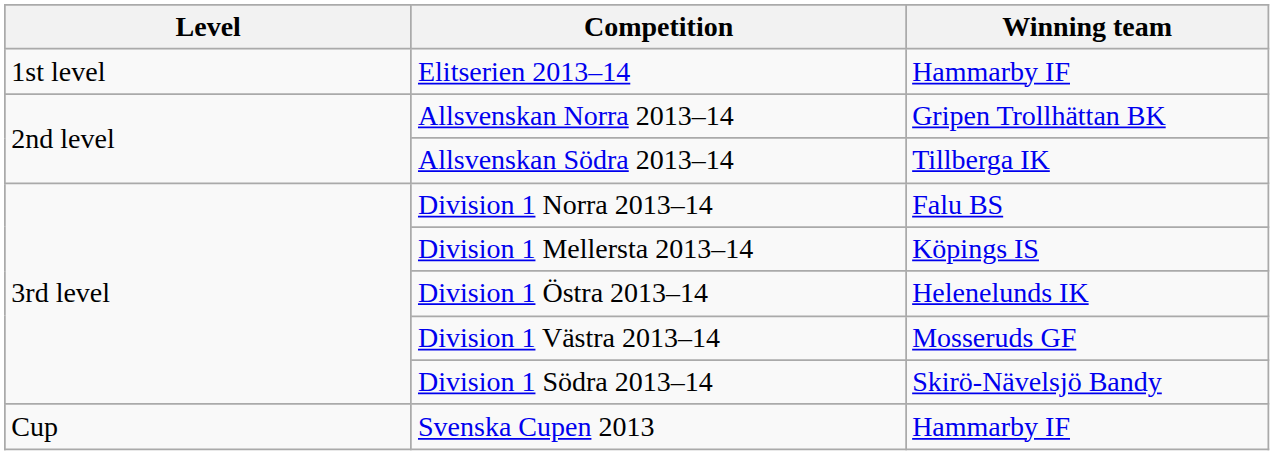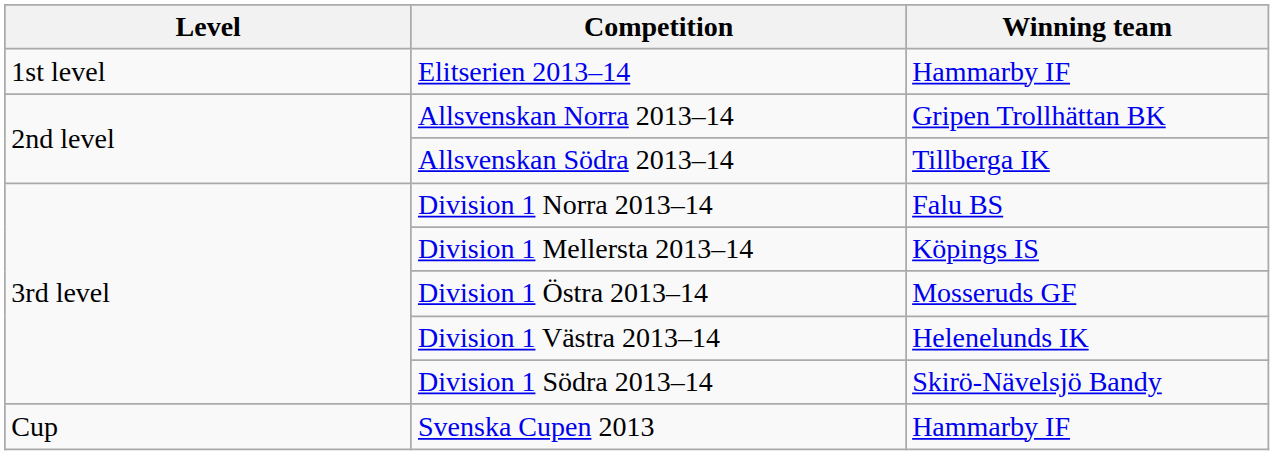(1000, 293) Helenelunds IK -> (994, 293) Mosseruds GF
(994, 337) Mosseruds GF -> (1000, 337) Helenelunds IK
